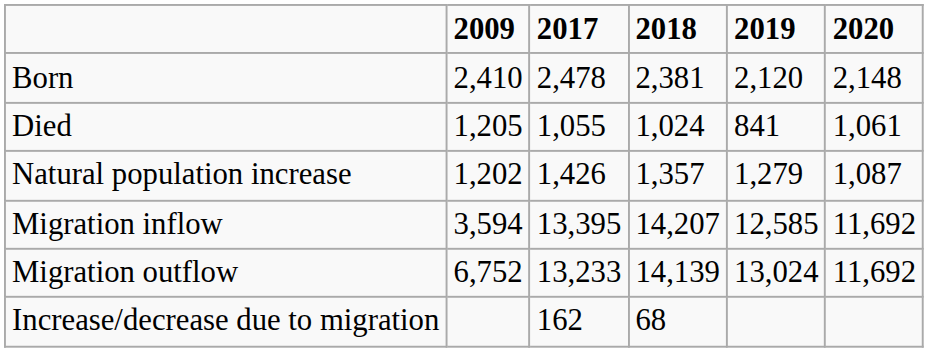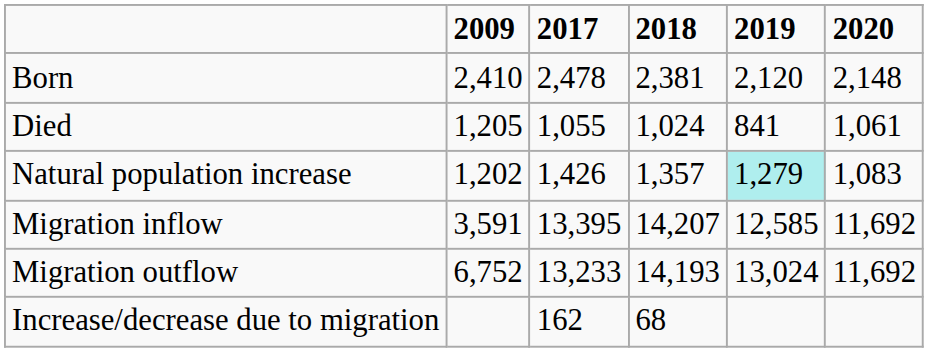(769, 175) no background -> (769, 175) paleturquoise background
(867, 175) 1,087 -> (867, 175) 1,083
(488, 223) 3,594 -> (488, 223) 3,591
(678, 272) 14,139 -> (678, 272) 14,193
